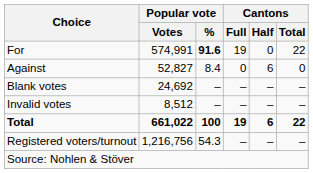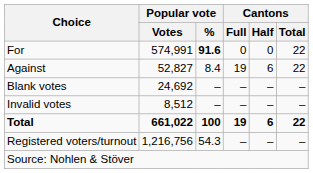(240, 50) 19 -> (243, 50) 0
(243, 68) 0 -> (240, 68) 19
(302, 68) 0 -> (299, 68) 22
